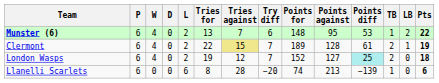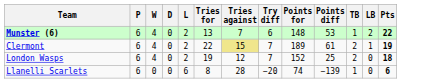- column: (333, 15)
(368, 59) paleturquoise background -> (330, 59) no background
